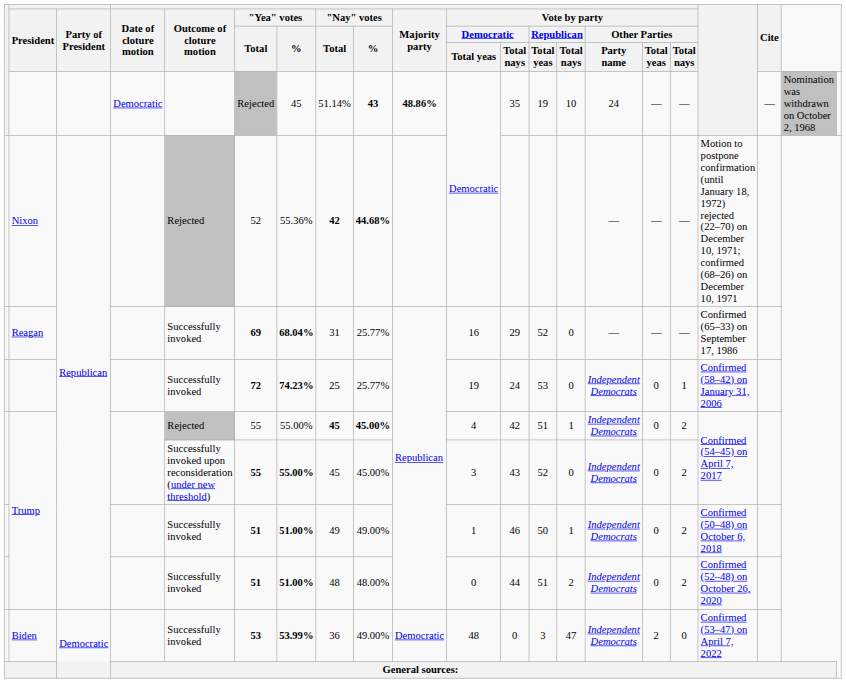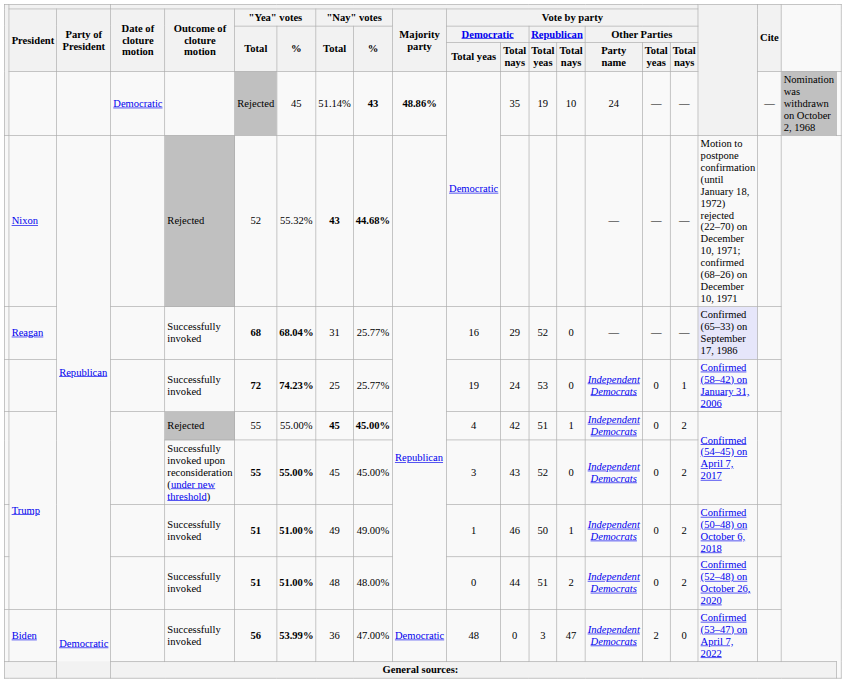(296, 221) 55.36% -> (296, 221) 55.32%
(335, 221) 42 -> (335, 221) 43
(256, 333) 69 -> (256, 333) 68
(724, 333) no background -> (724, 333) lavender background
(256, 635) 53 -> (256, 635) 56
(373, 635) 49.00% -> (373, 635) 47.00%
